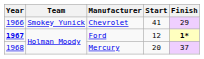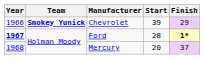(56, 23) normal -> (56, 23) bold
(156, 23) 41 -> (156, 23) 39
(156, 35) 12 -> (156, 35) 28
